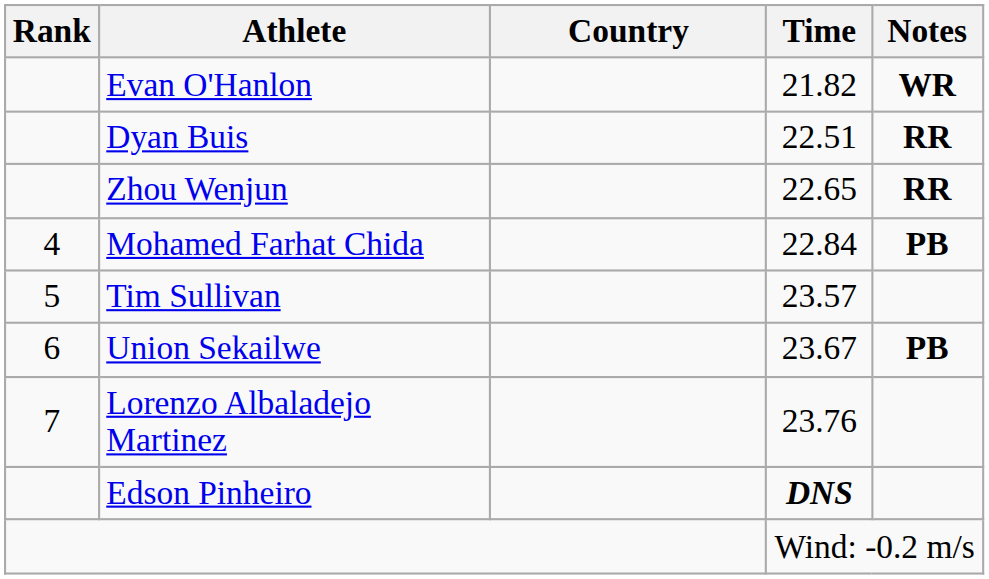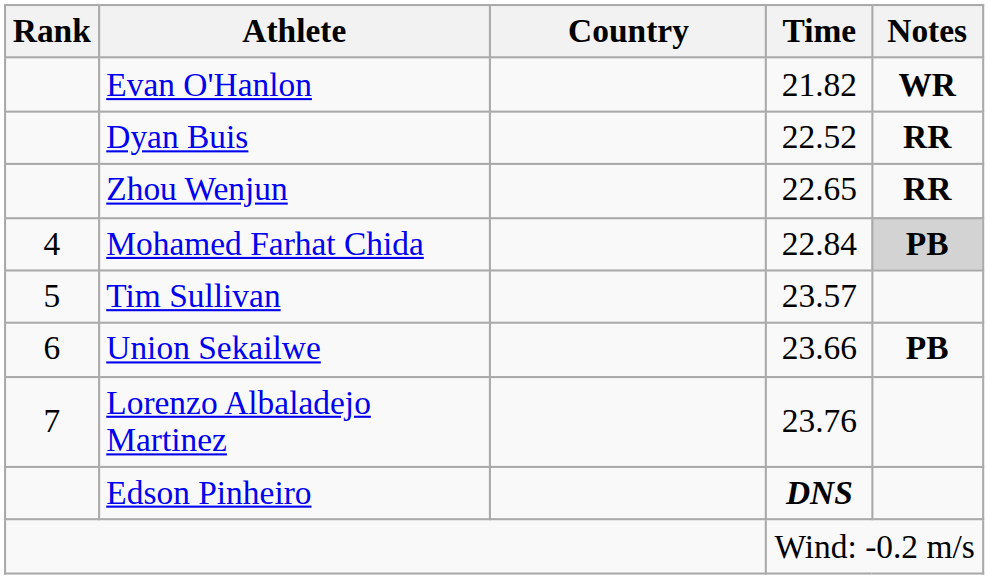(819, 137) 22.51 -> (819, 137) 22.52
(927, 243) no background -> (927, 243) lightgrey background
(819, 349) 23.67 -> (819, 349) 23.66
